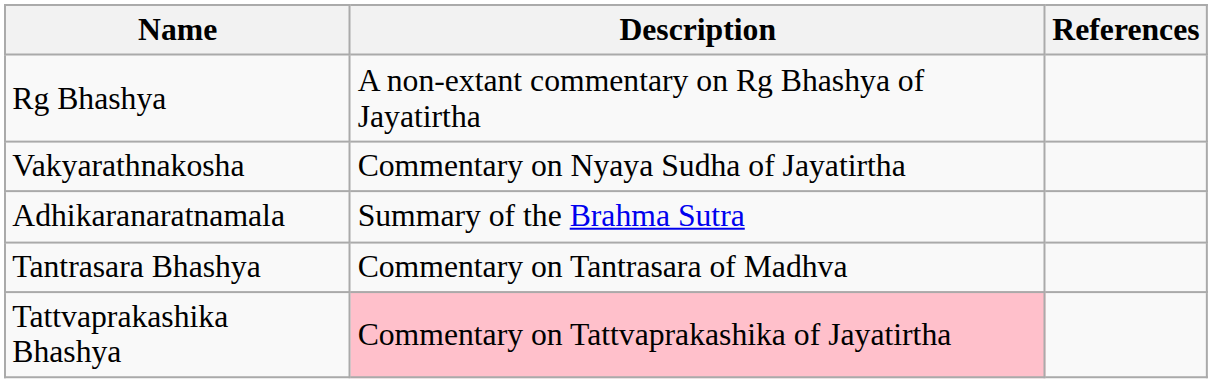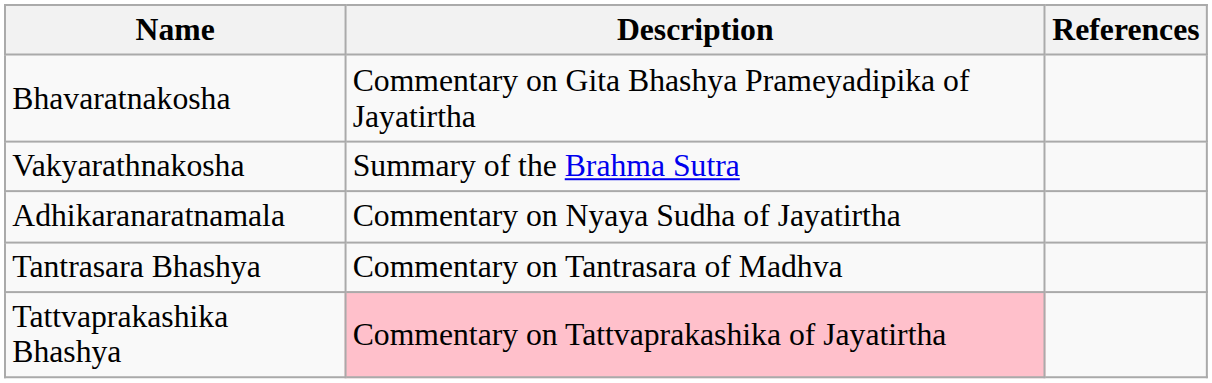+ row: (121, 97)
- row: (89, 97)
(632, 165) Commentary on Nyaya Sudha of Jayatirtha -> (546, 165) Summary of the Brahma Sutra
(551, 215) Summary of the Brahma Sutra -> (627, 215) Commentary on Nyaya Sudha of Jayatirtha
